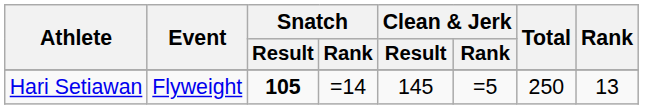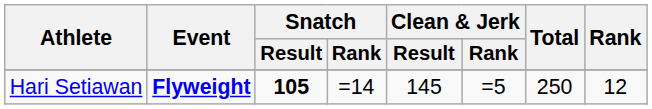(197, 87) normal -> (201, 87) bold
(607, 87) 13 -> (615, 87) 12
